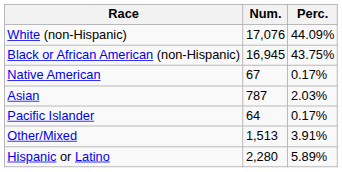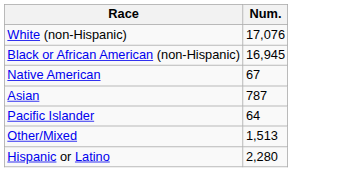- column: (313, 14)
